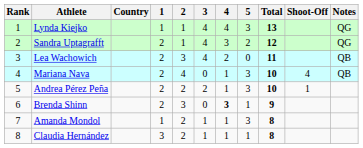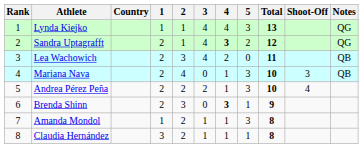(226, 43) normal -> (226, 43) bold
(307, 74) 4 -> (307, 74) 3
(307, 89) 1 -> (307, 89) 4
